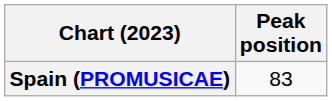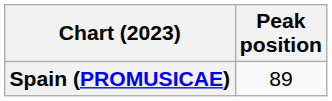(281, 78) 83 -> (281, 78) 89
